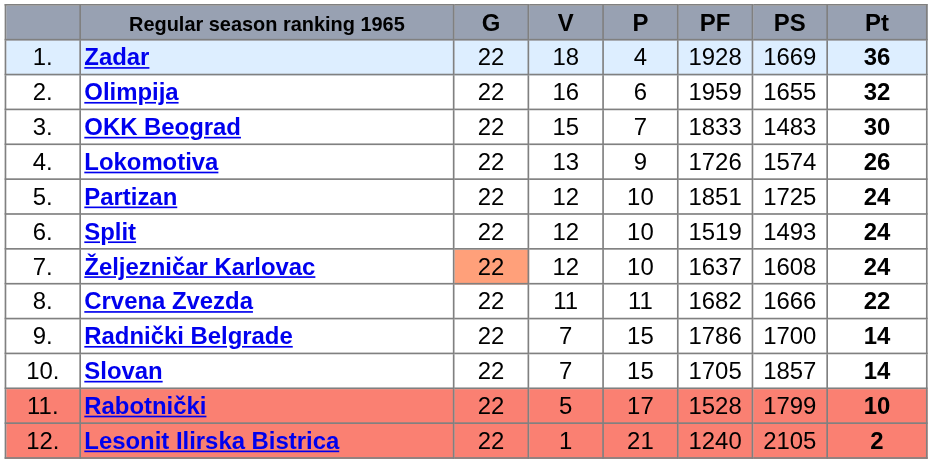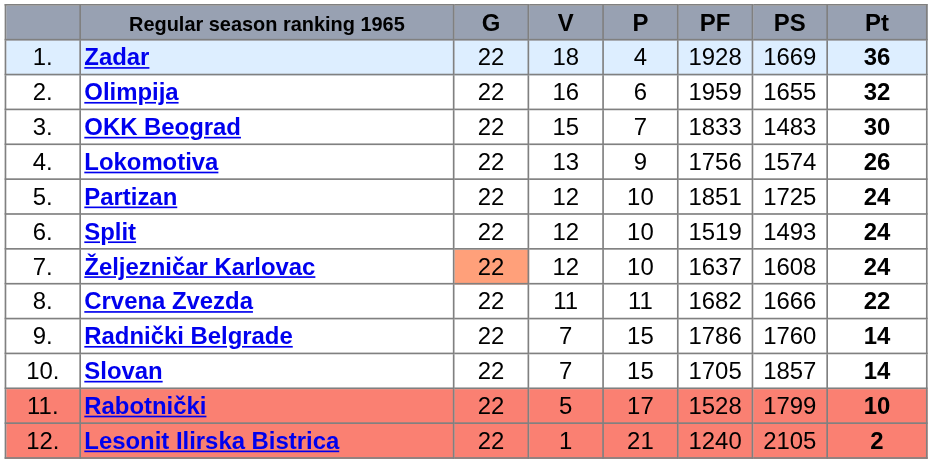(715, 162) 1726 -> (715, 162) 1756
(790, 336) 1700 -> (790, 336) 1760
